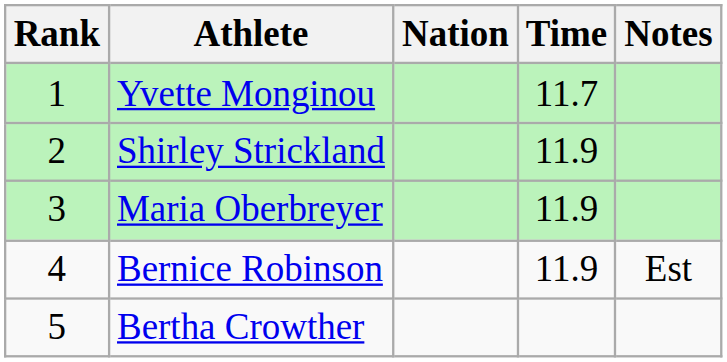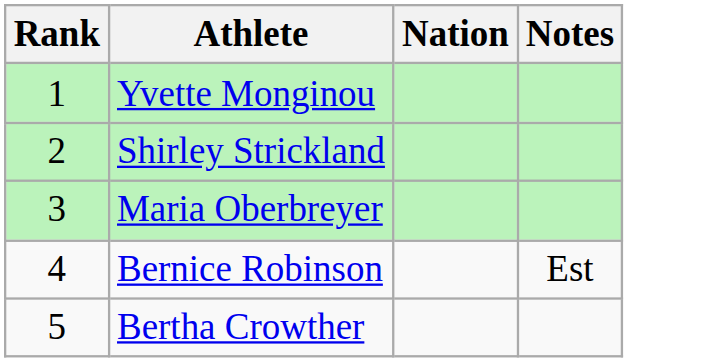- column: (567, 33)
